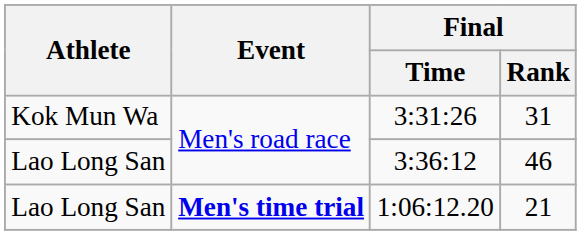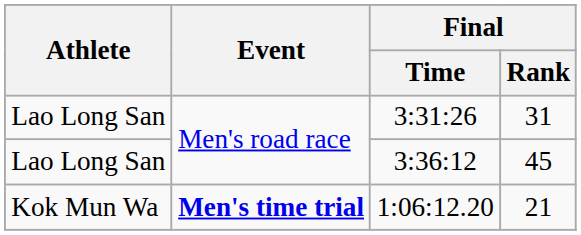(85, 117) Kok Mun Wa -> (88, 117) Lao Long San
(538, 161) 46 -> (538, 161) 45
(88, 206) Lao Long San -> (85, 206) Kok Mun Wa
